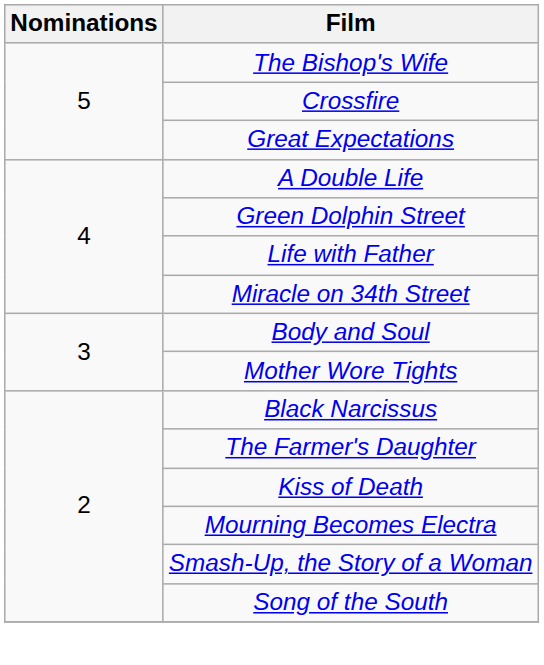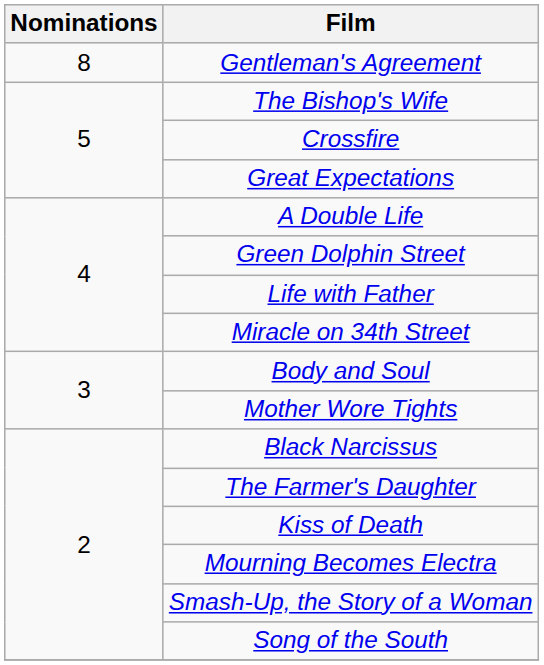+ row: (351, 62)
